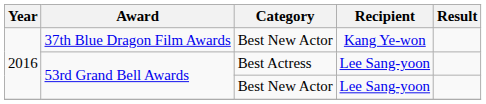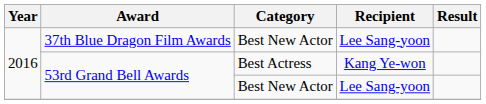(385, 39) Kang Ye-won -> (385, 39) Lee Sang-yoon
(385, 63) Lee Sang-yoon -> (385, 63) Kang Ye-won
